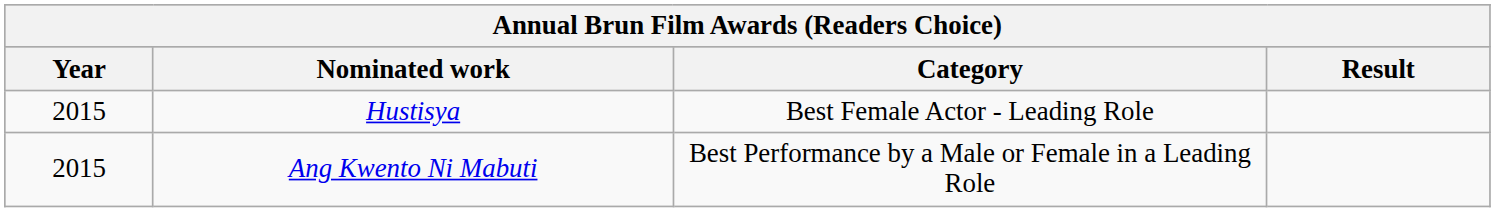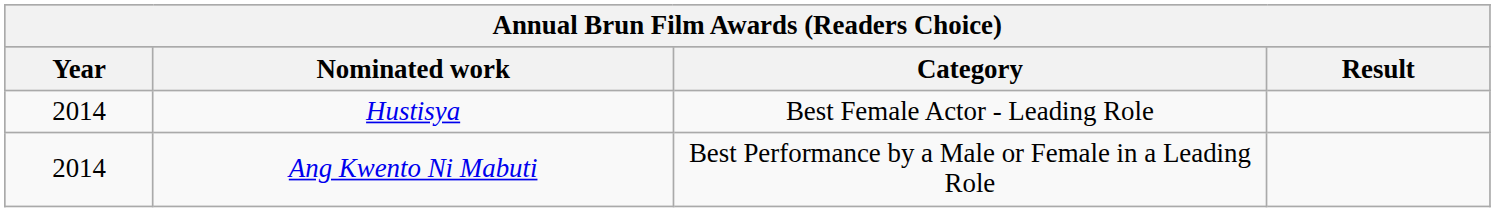(79, 111) 2015 -> (79, 111) 2014
(79, 168) 2015 -> (79, 168) 2014
